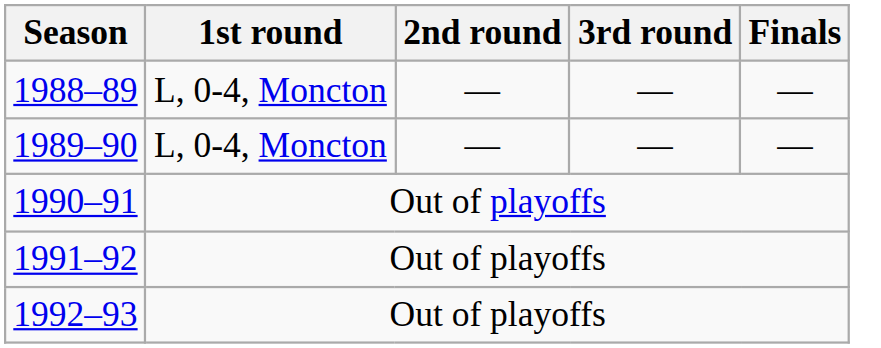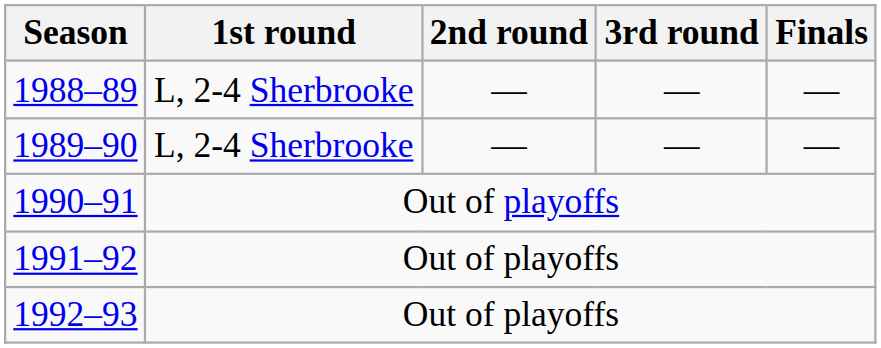(270, 88) L, 0-4, Moncton -> (284, 88) L, 2-4 Sherbrooke
(270, 145) L, 0-4, Moncton -> (284, 145) L, 2-4 Sherbrooke
